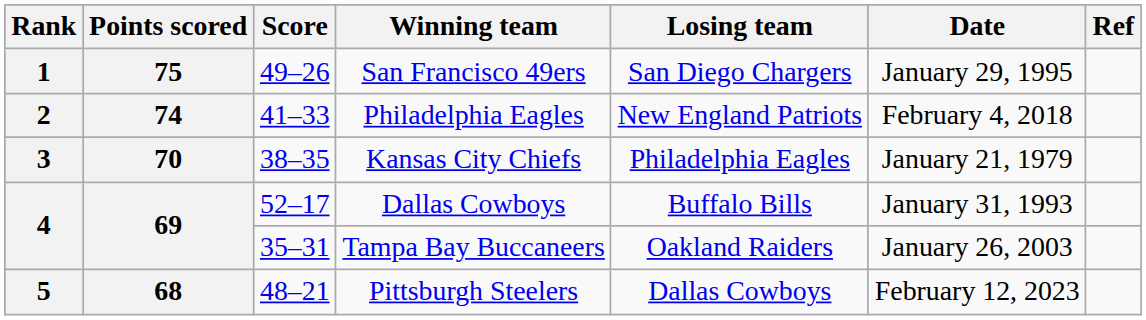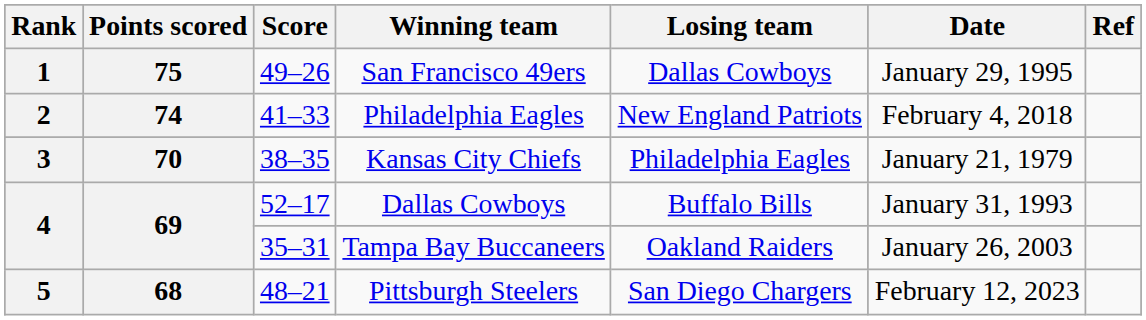(740, 70) San Diego Chargers -> (740, 70) Dallas Cowboys
(740, 291) Dallas Cowboys -> (740, 291) San Diego Chargers
